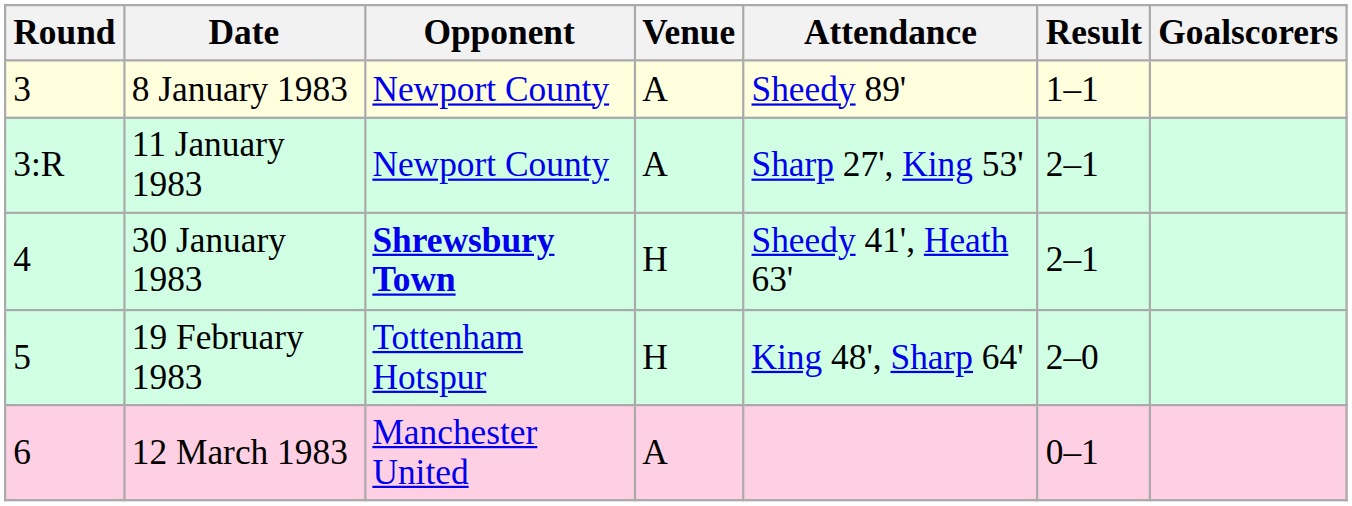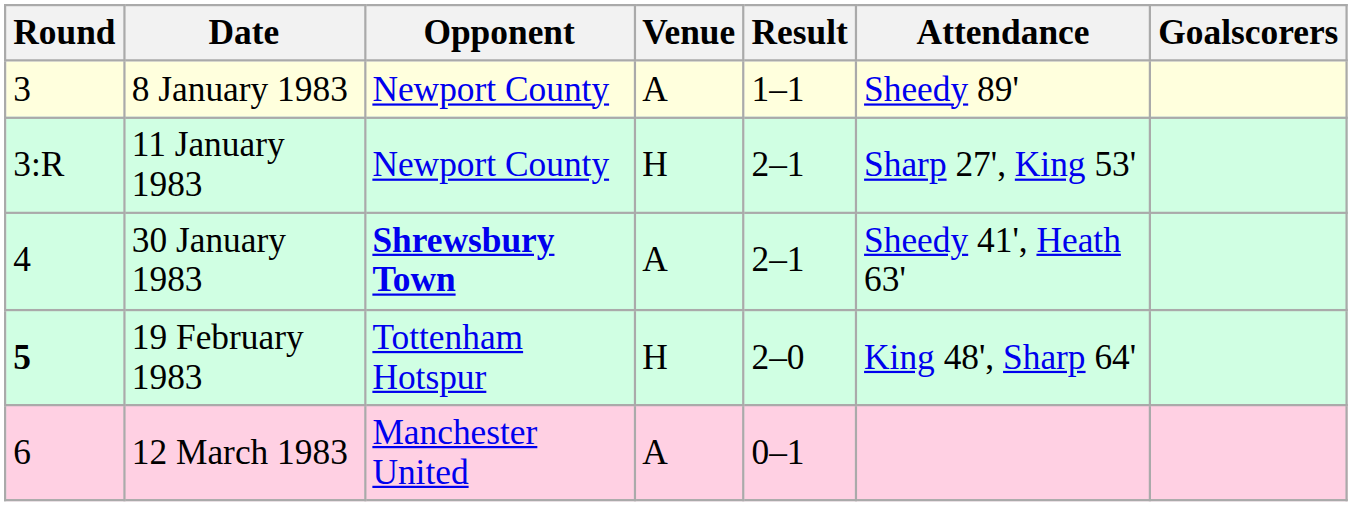columns swapped: (1094, 32) <-> (890, 32)
(655, 164) A -> (655, 164) H
(655, 260) H -> (655, 260) A
(22, 356) normal -> (22, 356) bold
